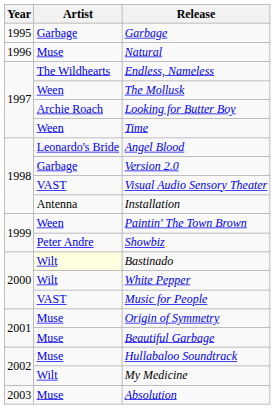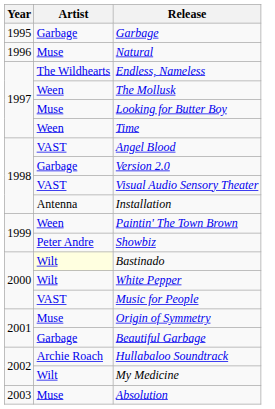(70, 109) Archie Roach -> (50, 109) Muse
(78, 147) Leonardo's Bride -> (52, 147) VAST
(50, 337) Muse -> (57, 337) Garbage
(50, 356) Muse -> (70, 356) Archie Roach
